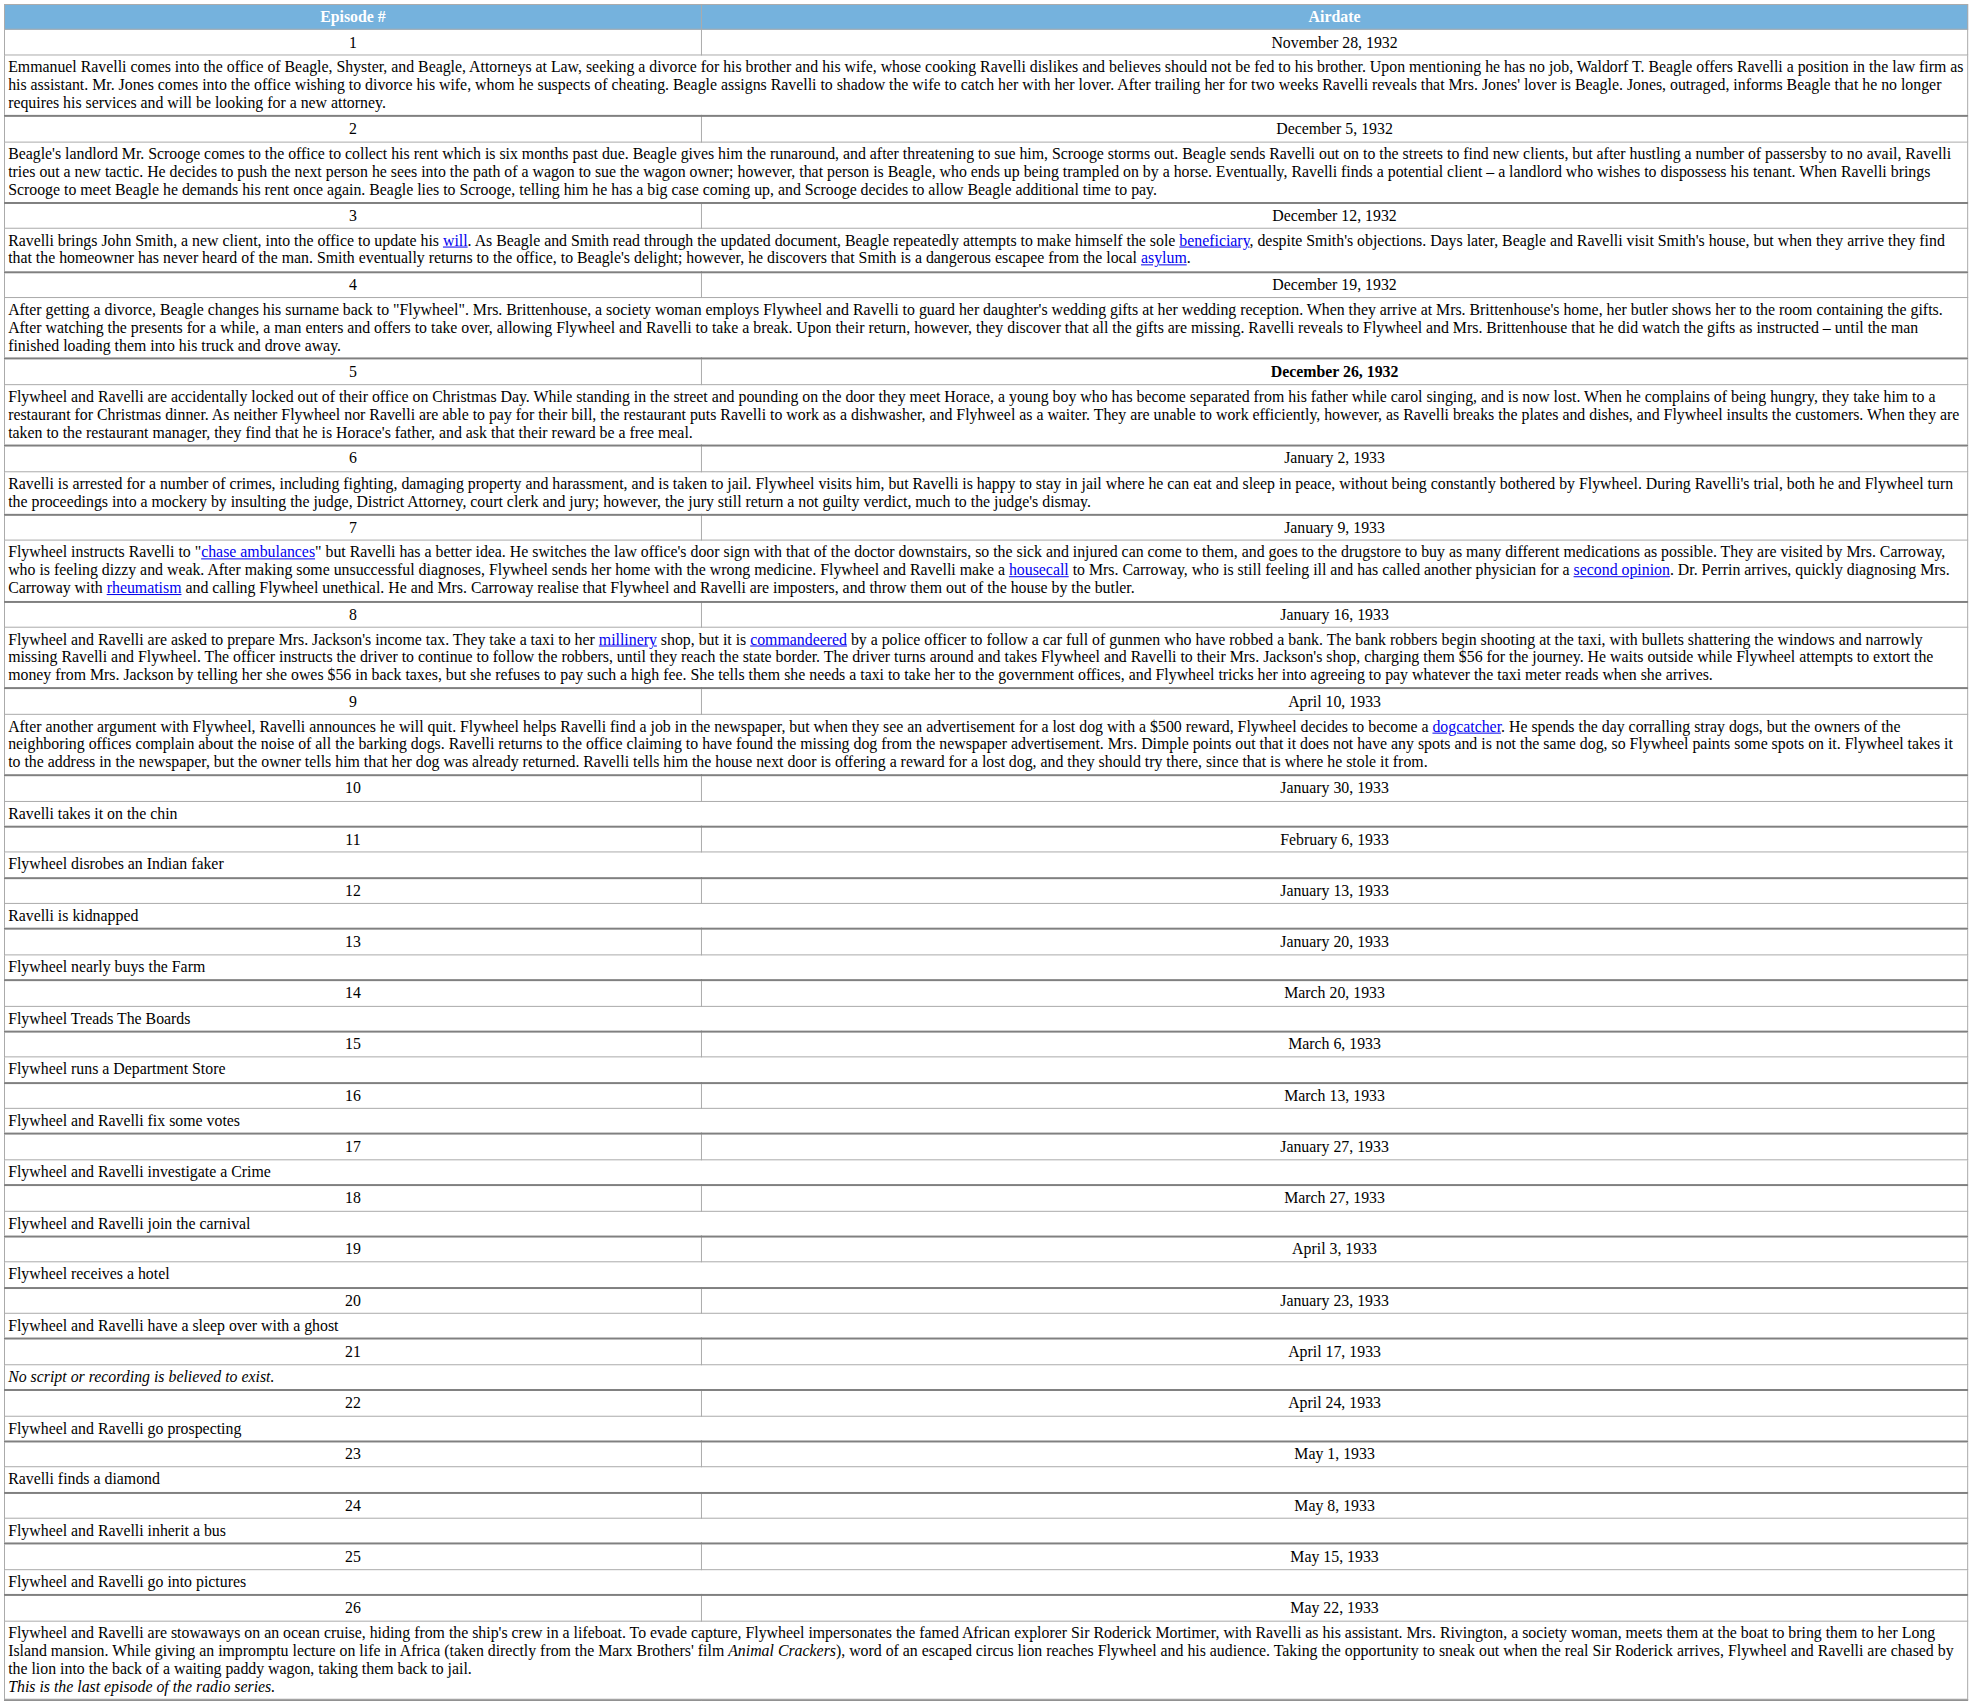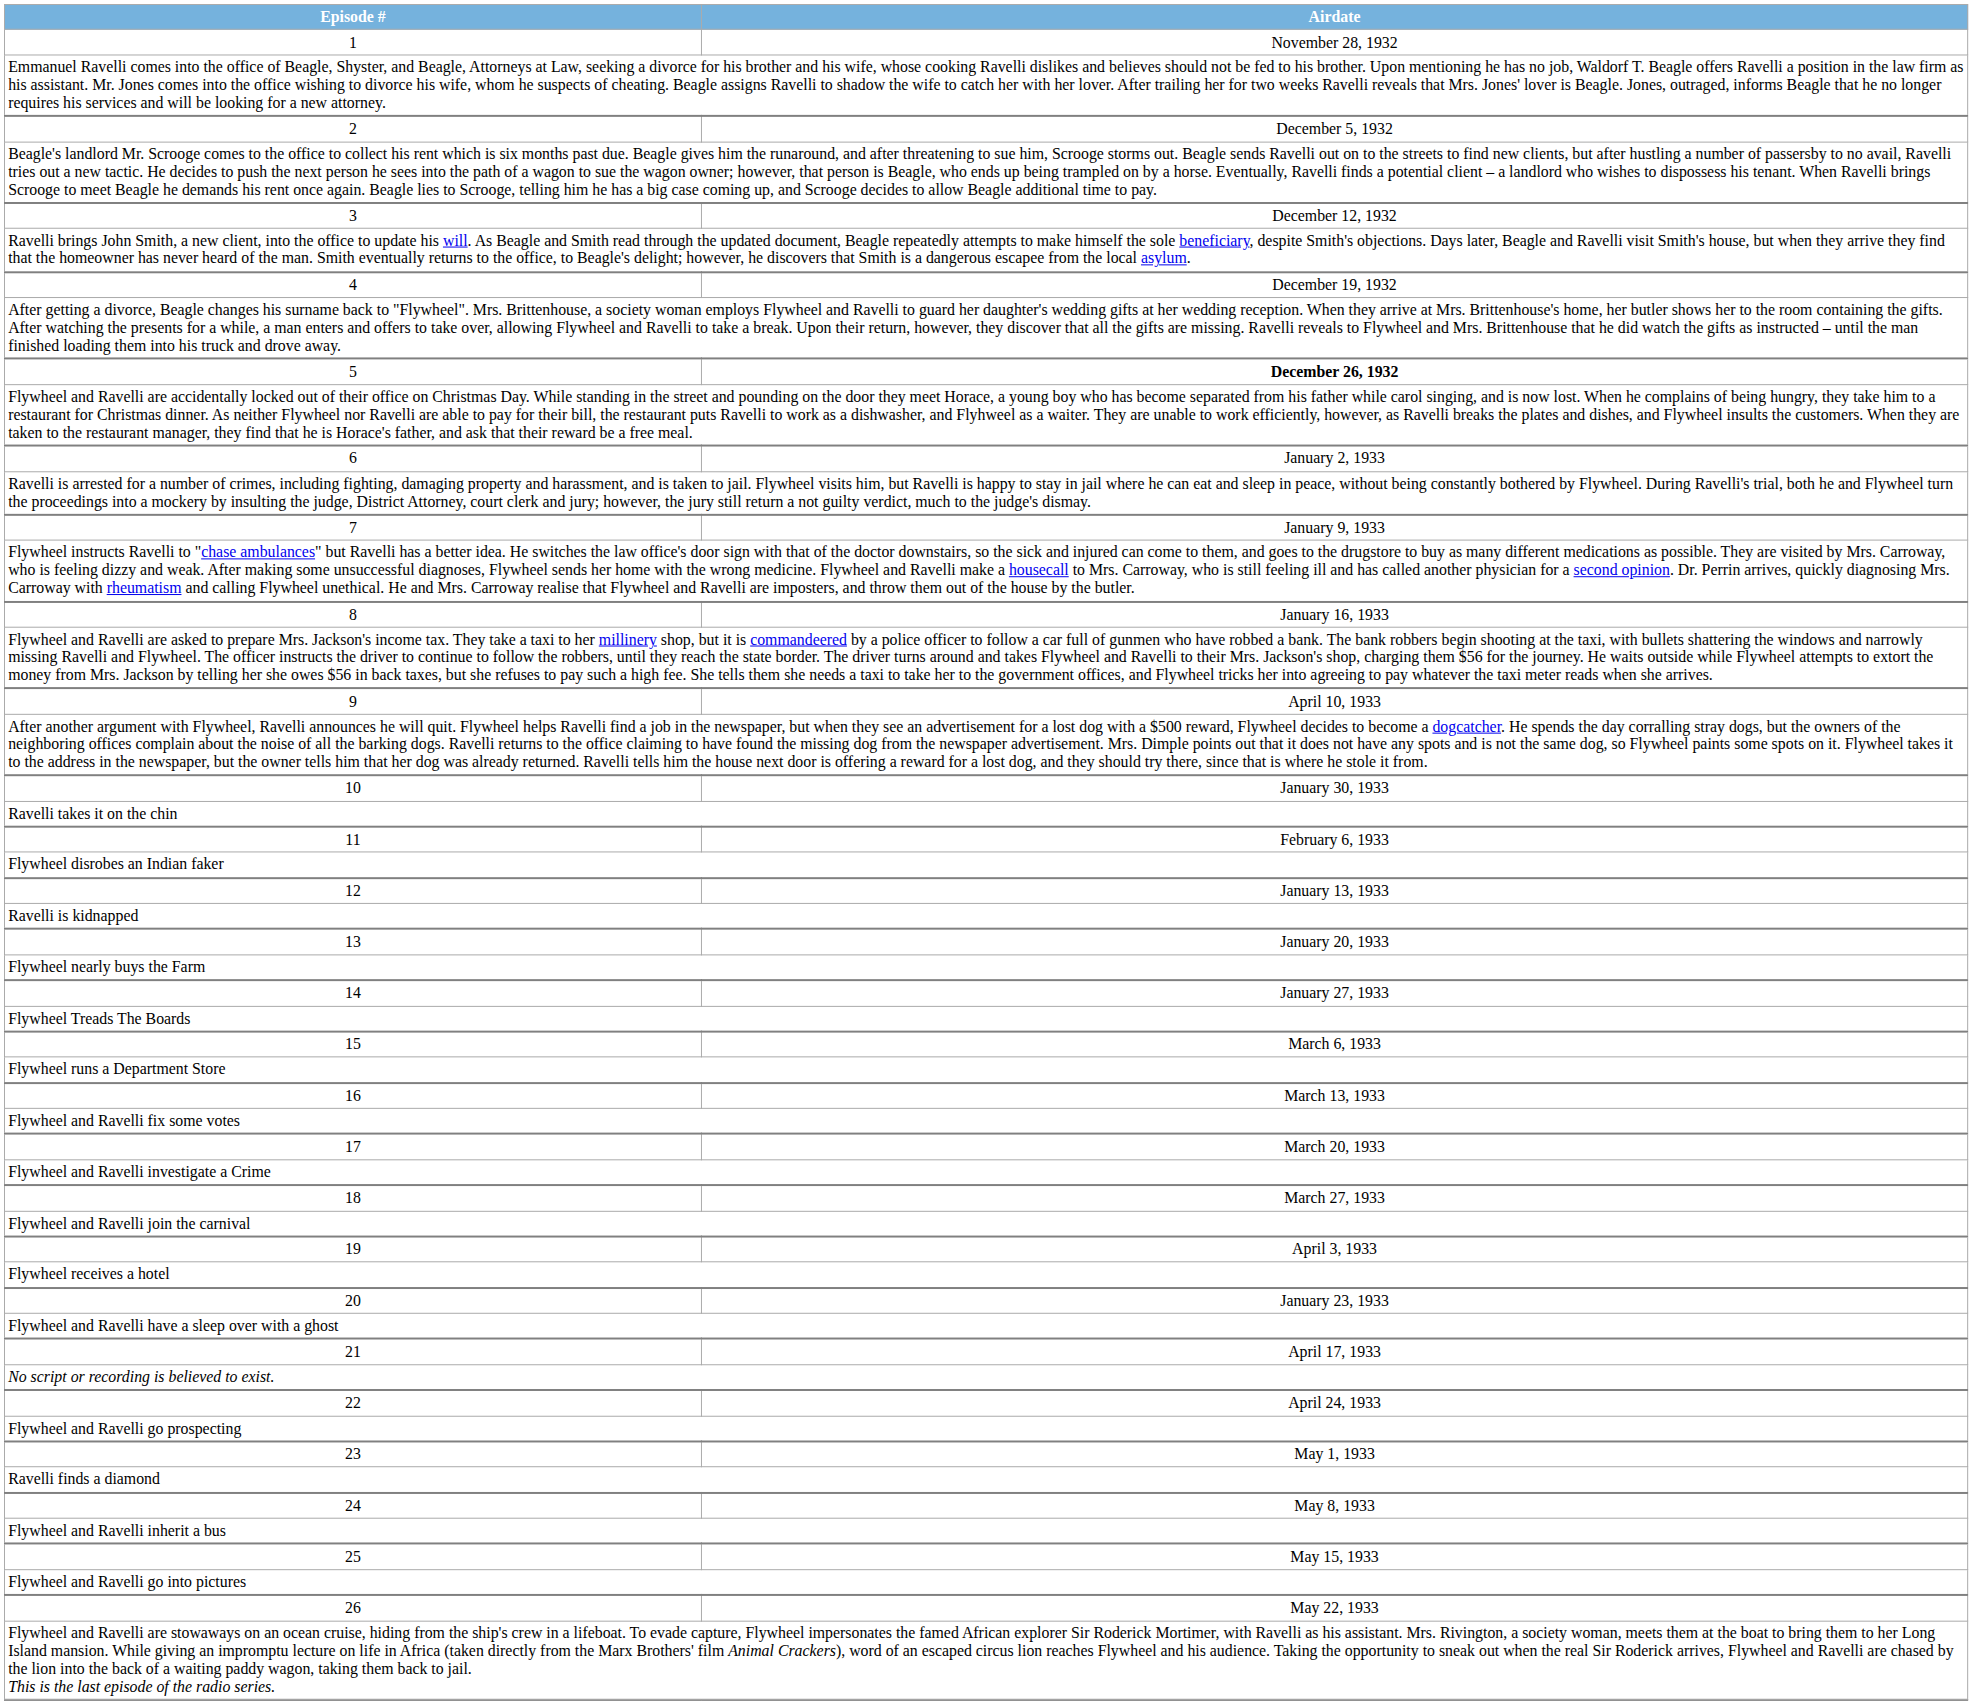(1335, 993) March 20, 1933 -> (1335, 993) January 27, 1933
(1335, 1147) January 27, 1933 -> (1335, 1147) March 20, 1933
